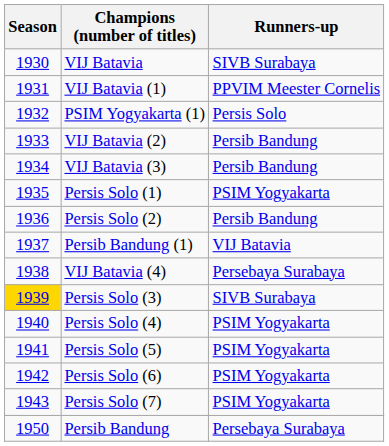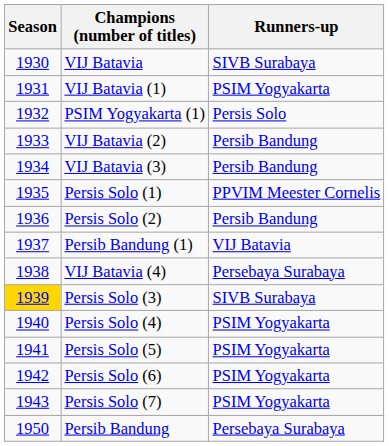(296, 88) PPVIM Meester Cornelis -> (271, 88) PSIM Yogyakarta
(271, 192) PSIM Yogyakarta -> (296, 192) PPVIM Meester Cornelis
